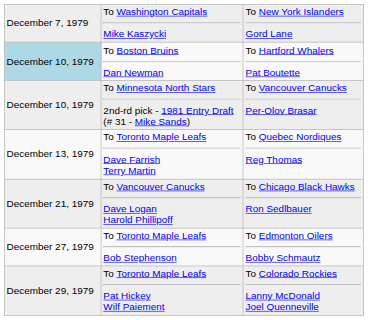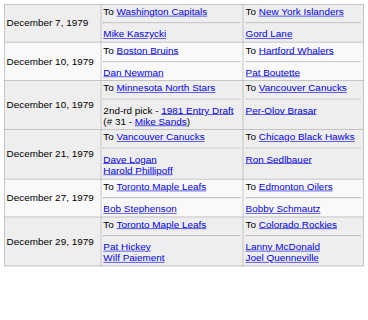(50, 61) lightblue background -> (50, 61) no background
- row: (172, 154)
